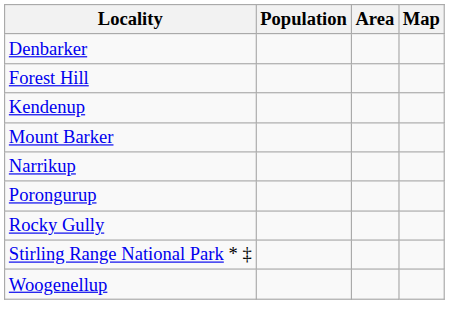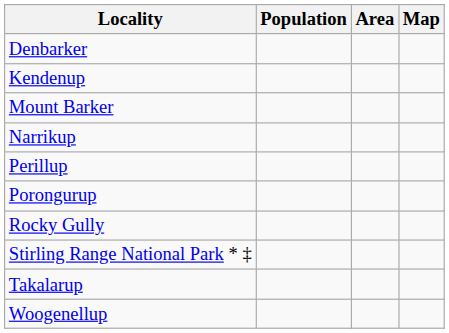- row: (49, 78)
+ row: (38, 166)
+ row: (46, 284)
